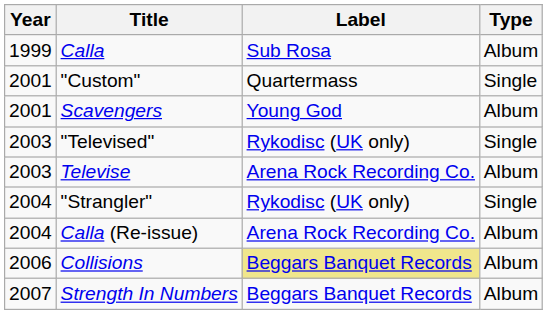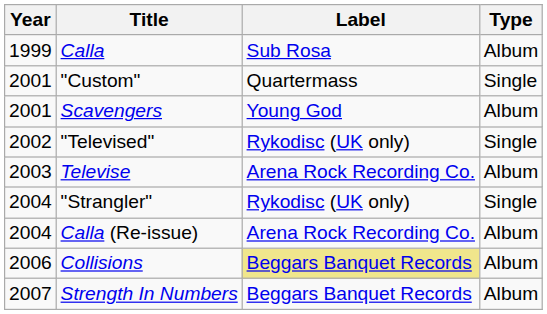(30, 141) 2003 -> (30, 141) 2002
